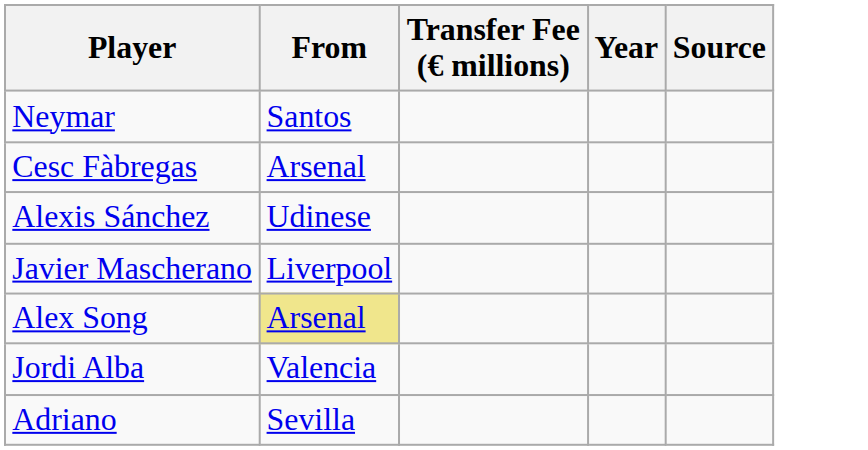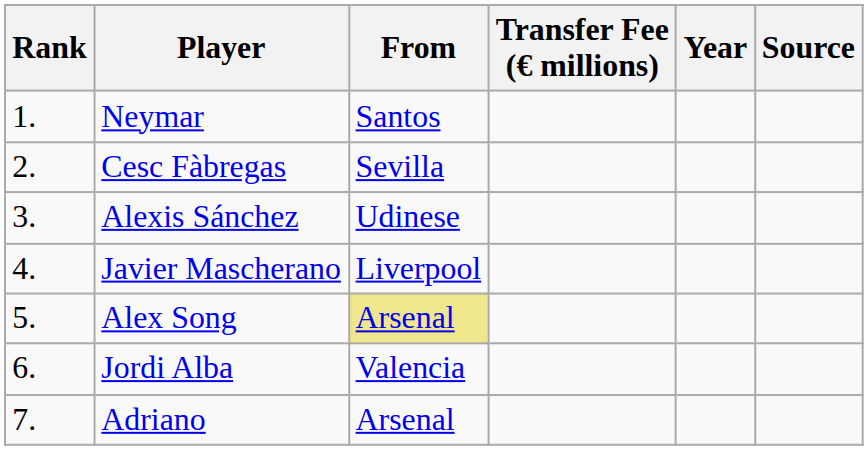+ column: (50, 47)
(316, 166) Arsenal -> (400, 166) Sevilla
(311, 419) Sevilla -> (405, 419) Arsenal
